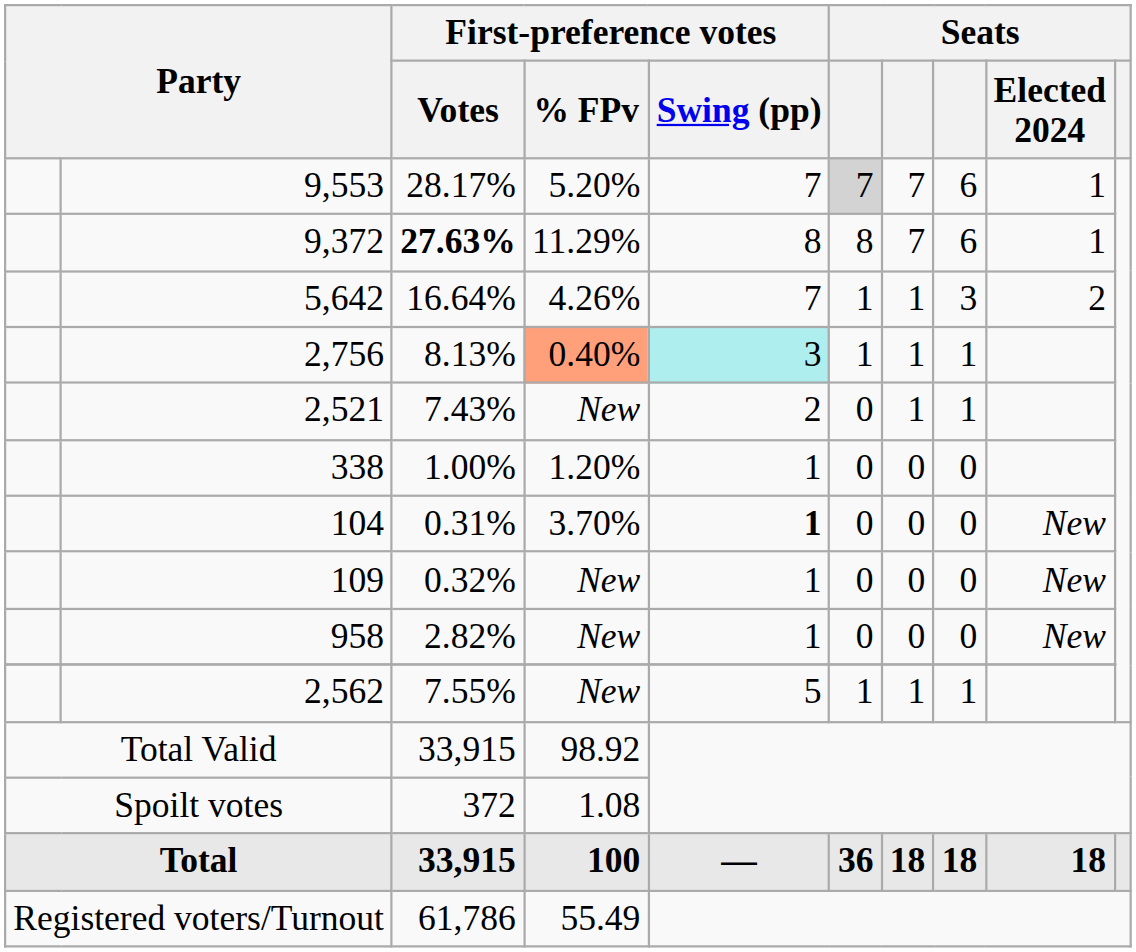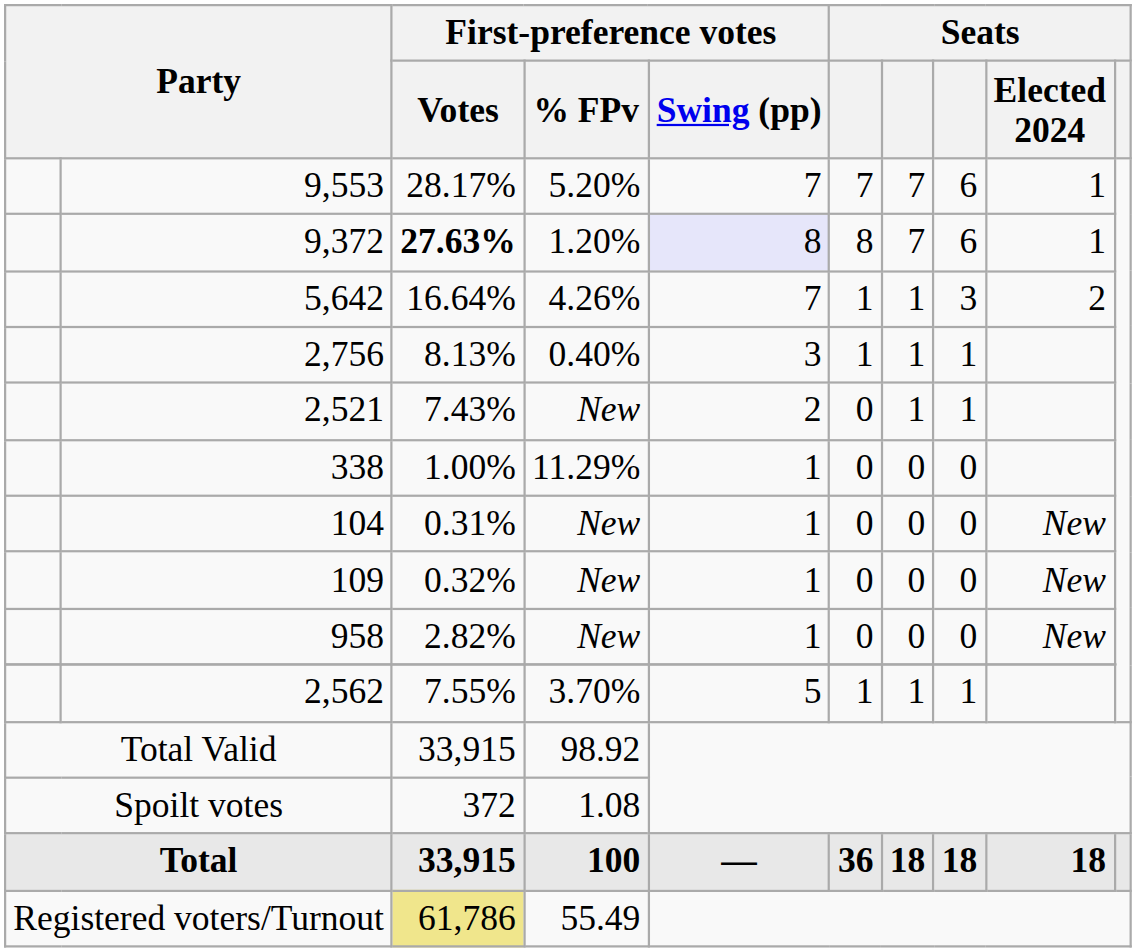(865, 185) lightgrey background -> (865, 185) no background
(586, 241) 11.29% -> (594, 241) 1.20%
(813, 241) no background -> (813, 241) lavender background
(594, 354) lightsalmon background -> (594, 354) no background
(813, 354) paleturquoise background -> (813, 354) no background
(594, 466) 1.20% -> (586, 466) 11.29%
(594, 523) 3.70% -> (609, 523) New
(813, 523) bold -> (813, 523) normal
(609, 692) New -> (594, 692) 3.70%
(467, 917) no background -> (467, 917) khaki background
